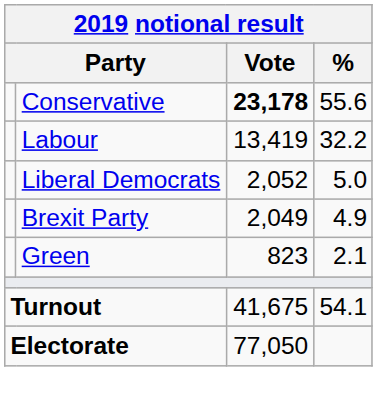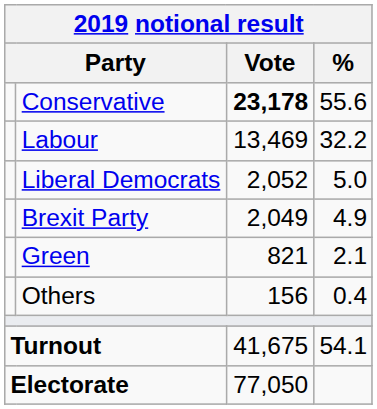(271, 140) 13,419 -> (271, 140) 13,469
(288, 256) 823 -> (288, 256) 821
+ row: (58, 295)
